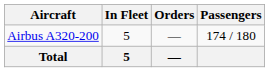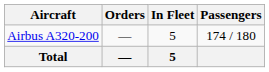columns swapped: (127, 14) <-> (174, 14)
